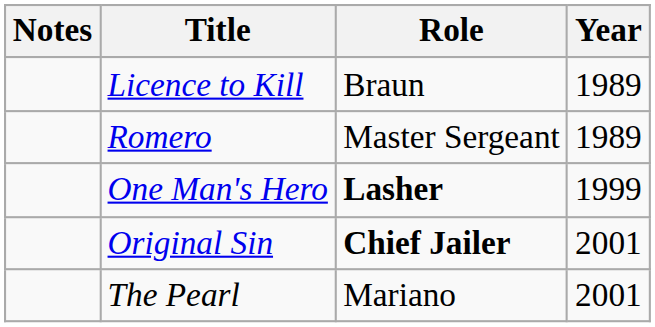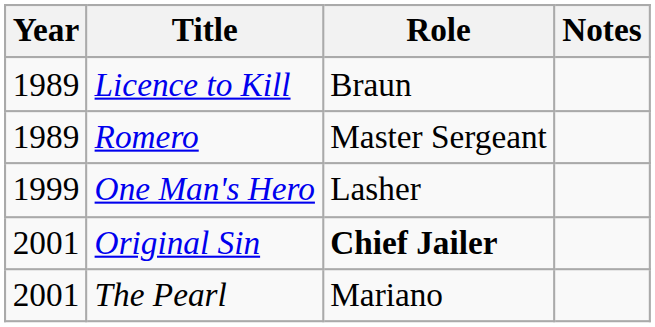columns swapped: (608, 30) <-> (52, 30)
(393, 189) bold -> (376, 189) normal
